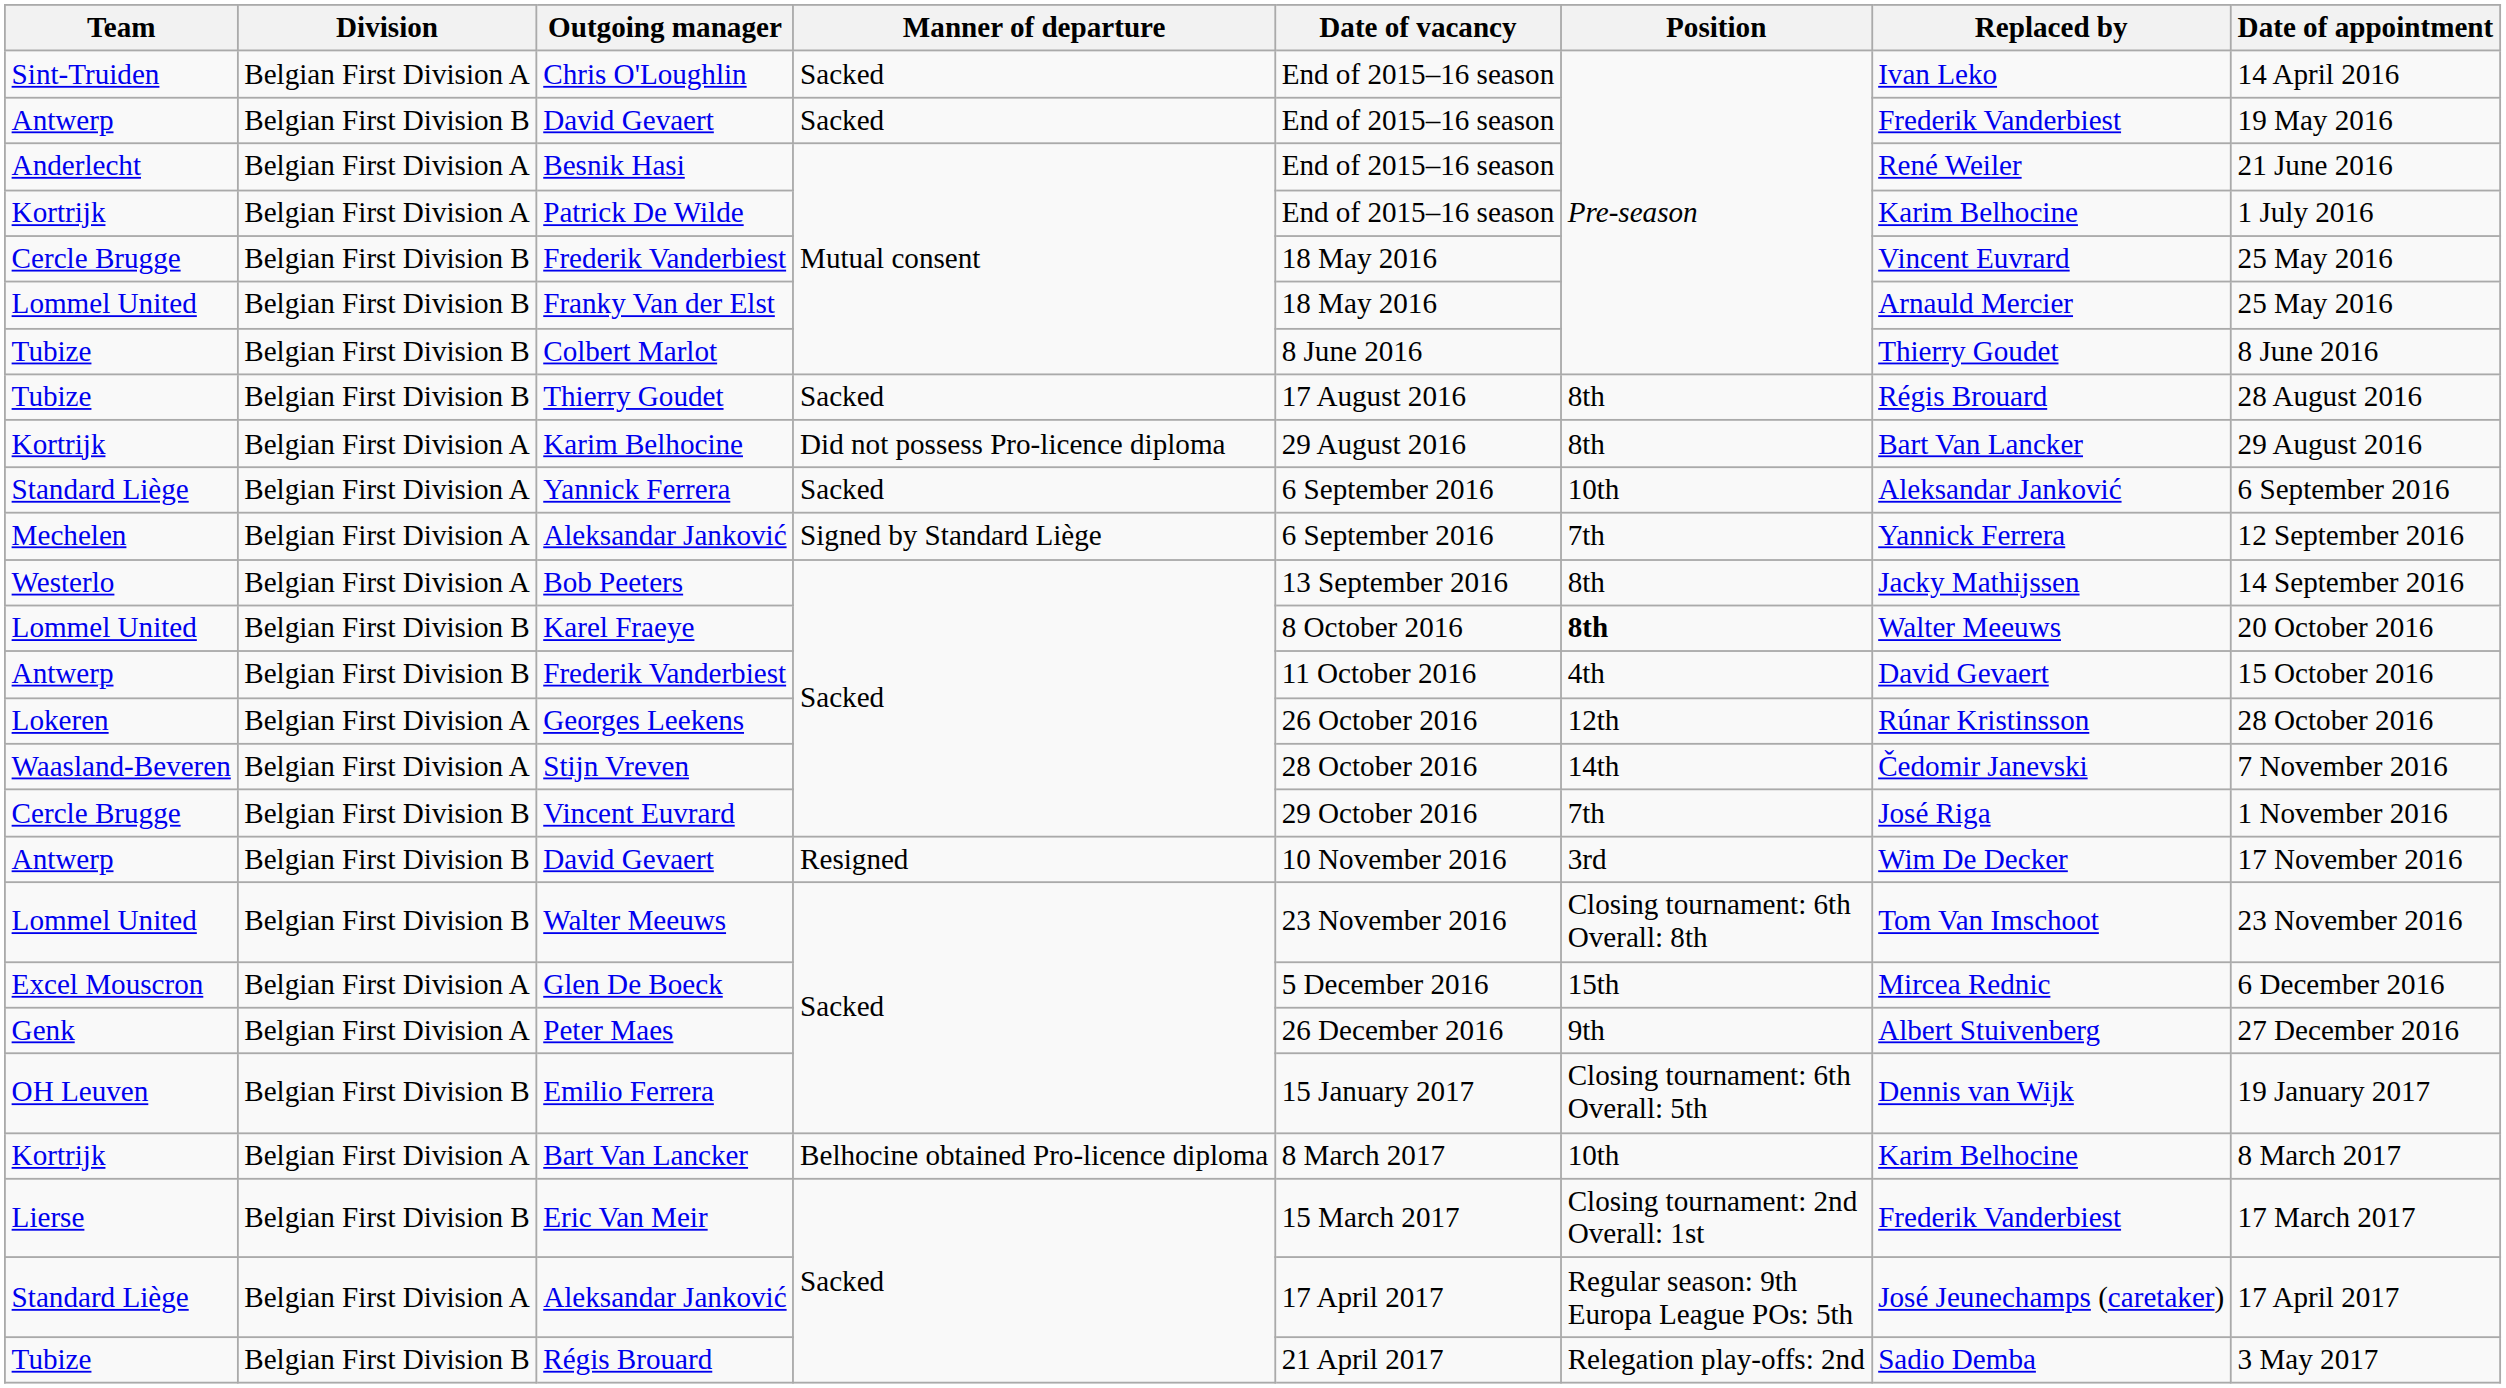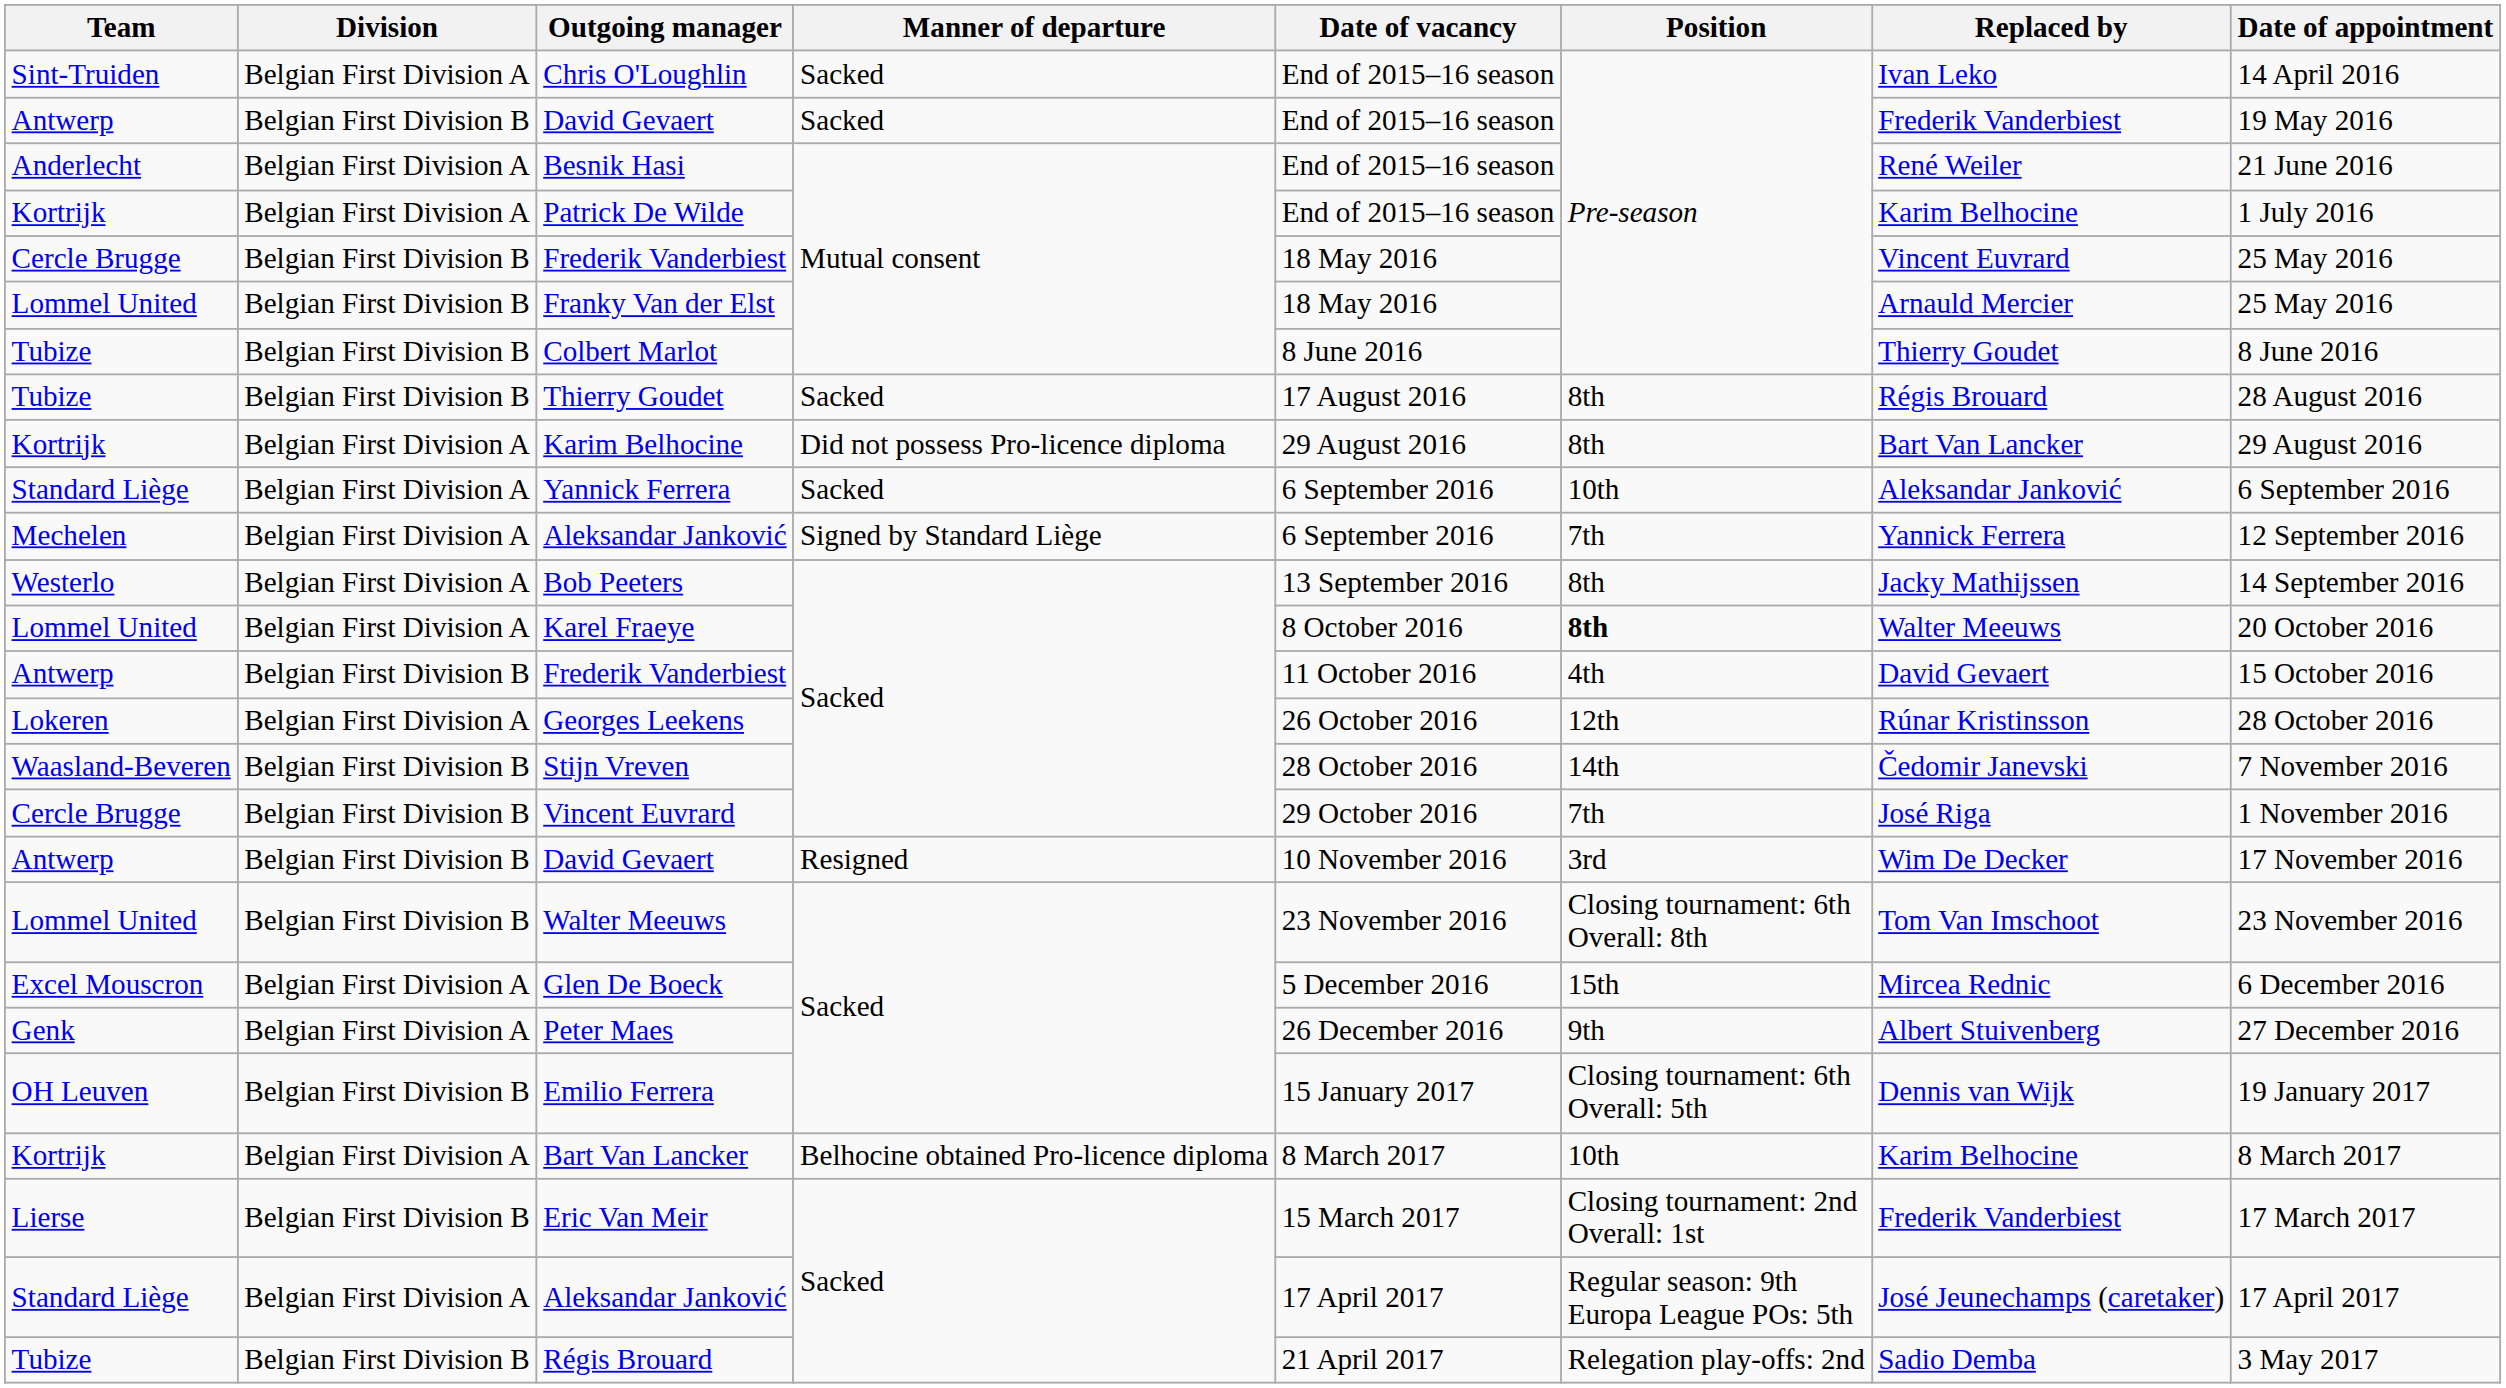(387, 627) Belgian First Division B -> (387, 627) Belgian First Division A
(387, 766) Belgian First Division A -> (387, 766) Belgian First Division B
